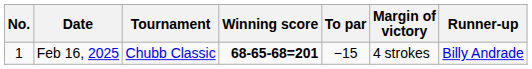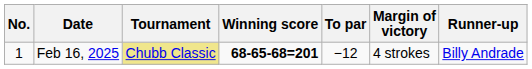(171, 53) no background -> (171, 53) khaki background
(346, 53) −15 -> (346, 53) −12
